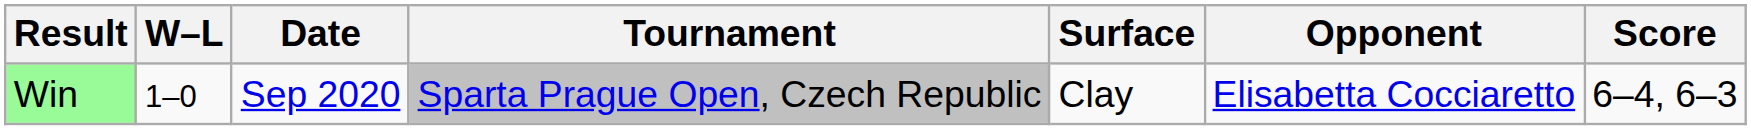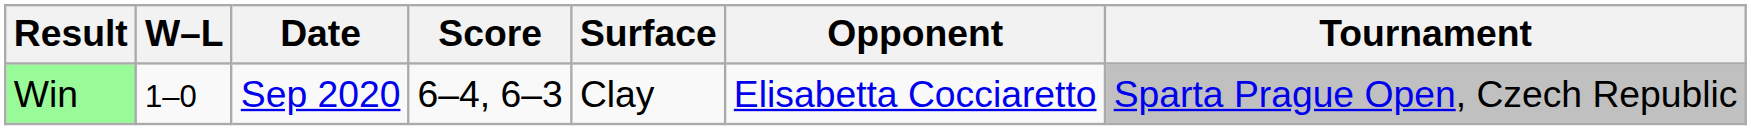columns swapped: (729, 34) <-> (1665, 34)
